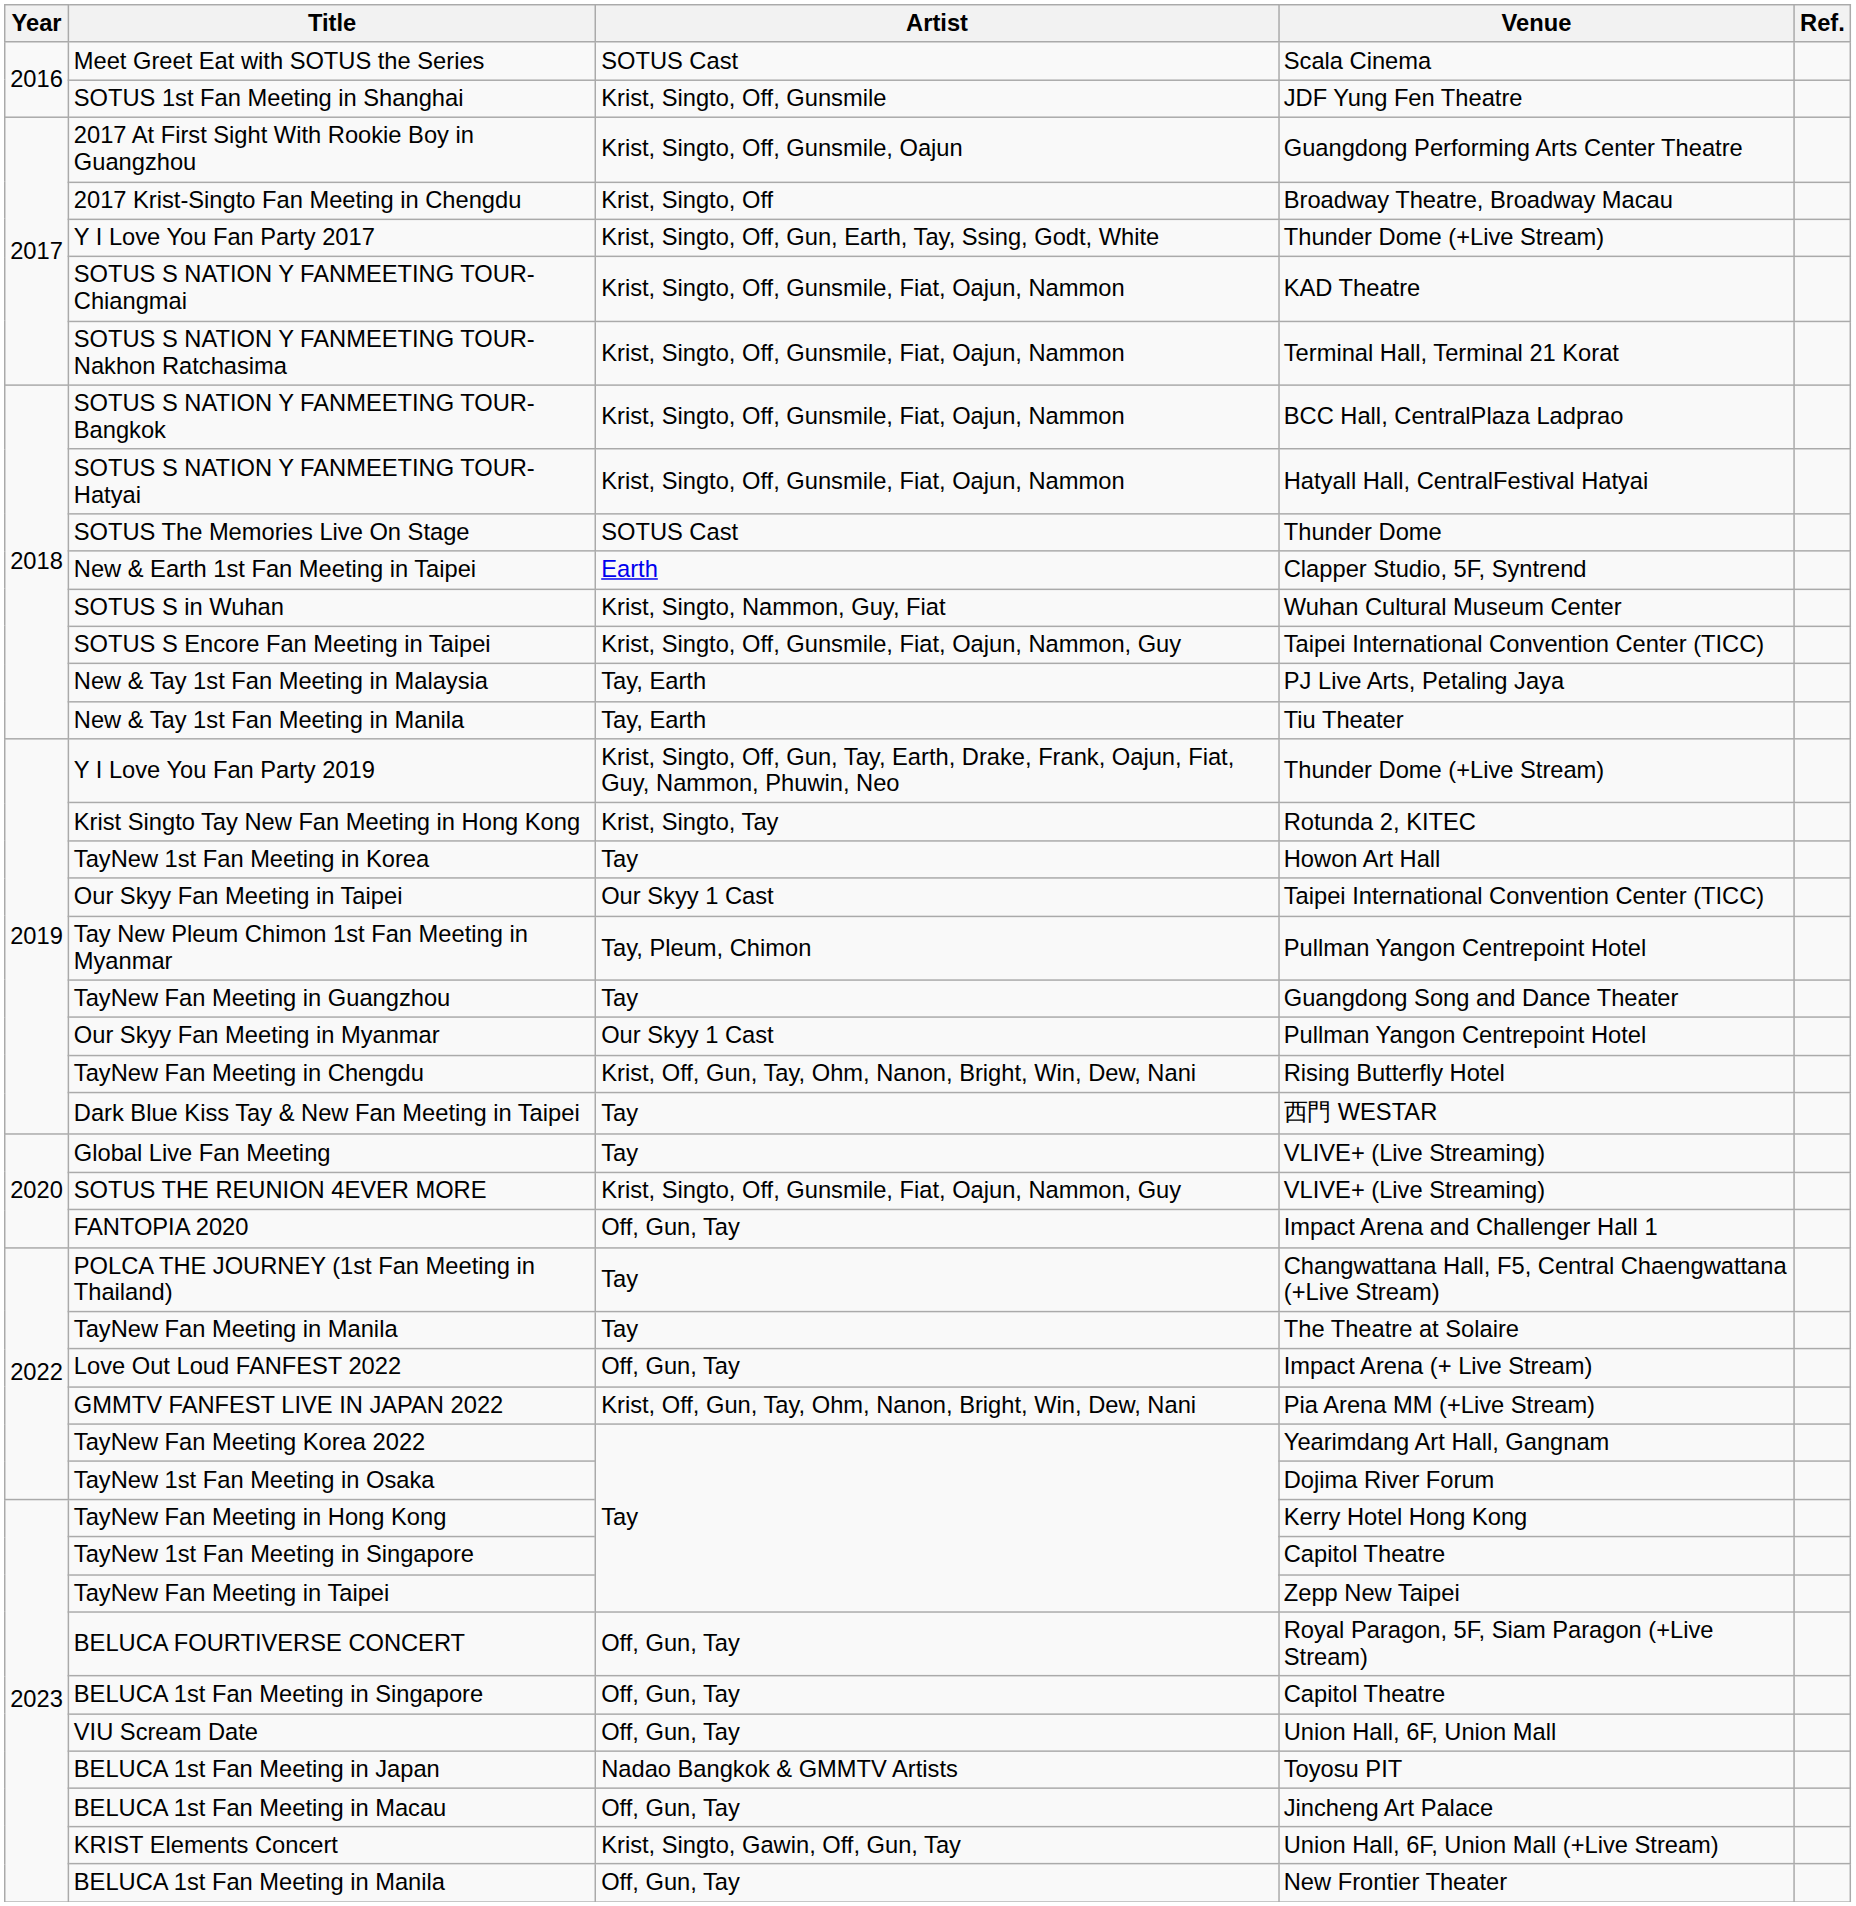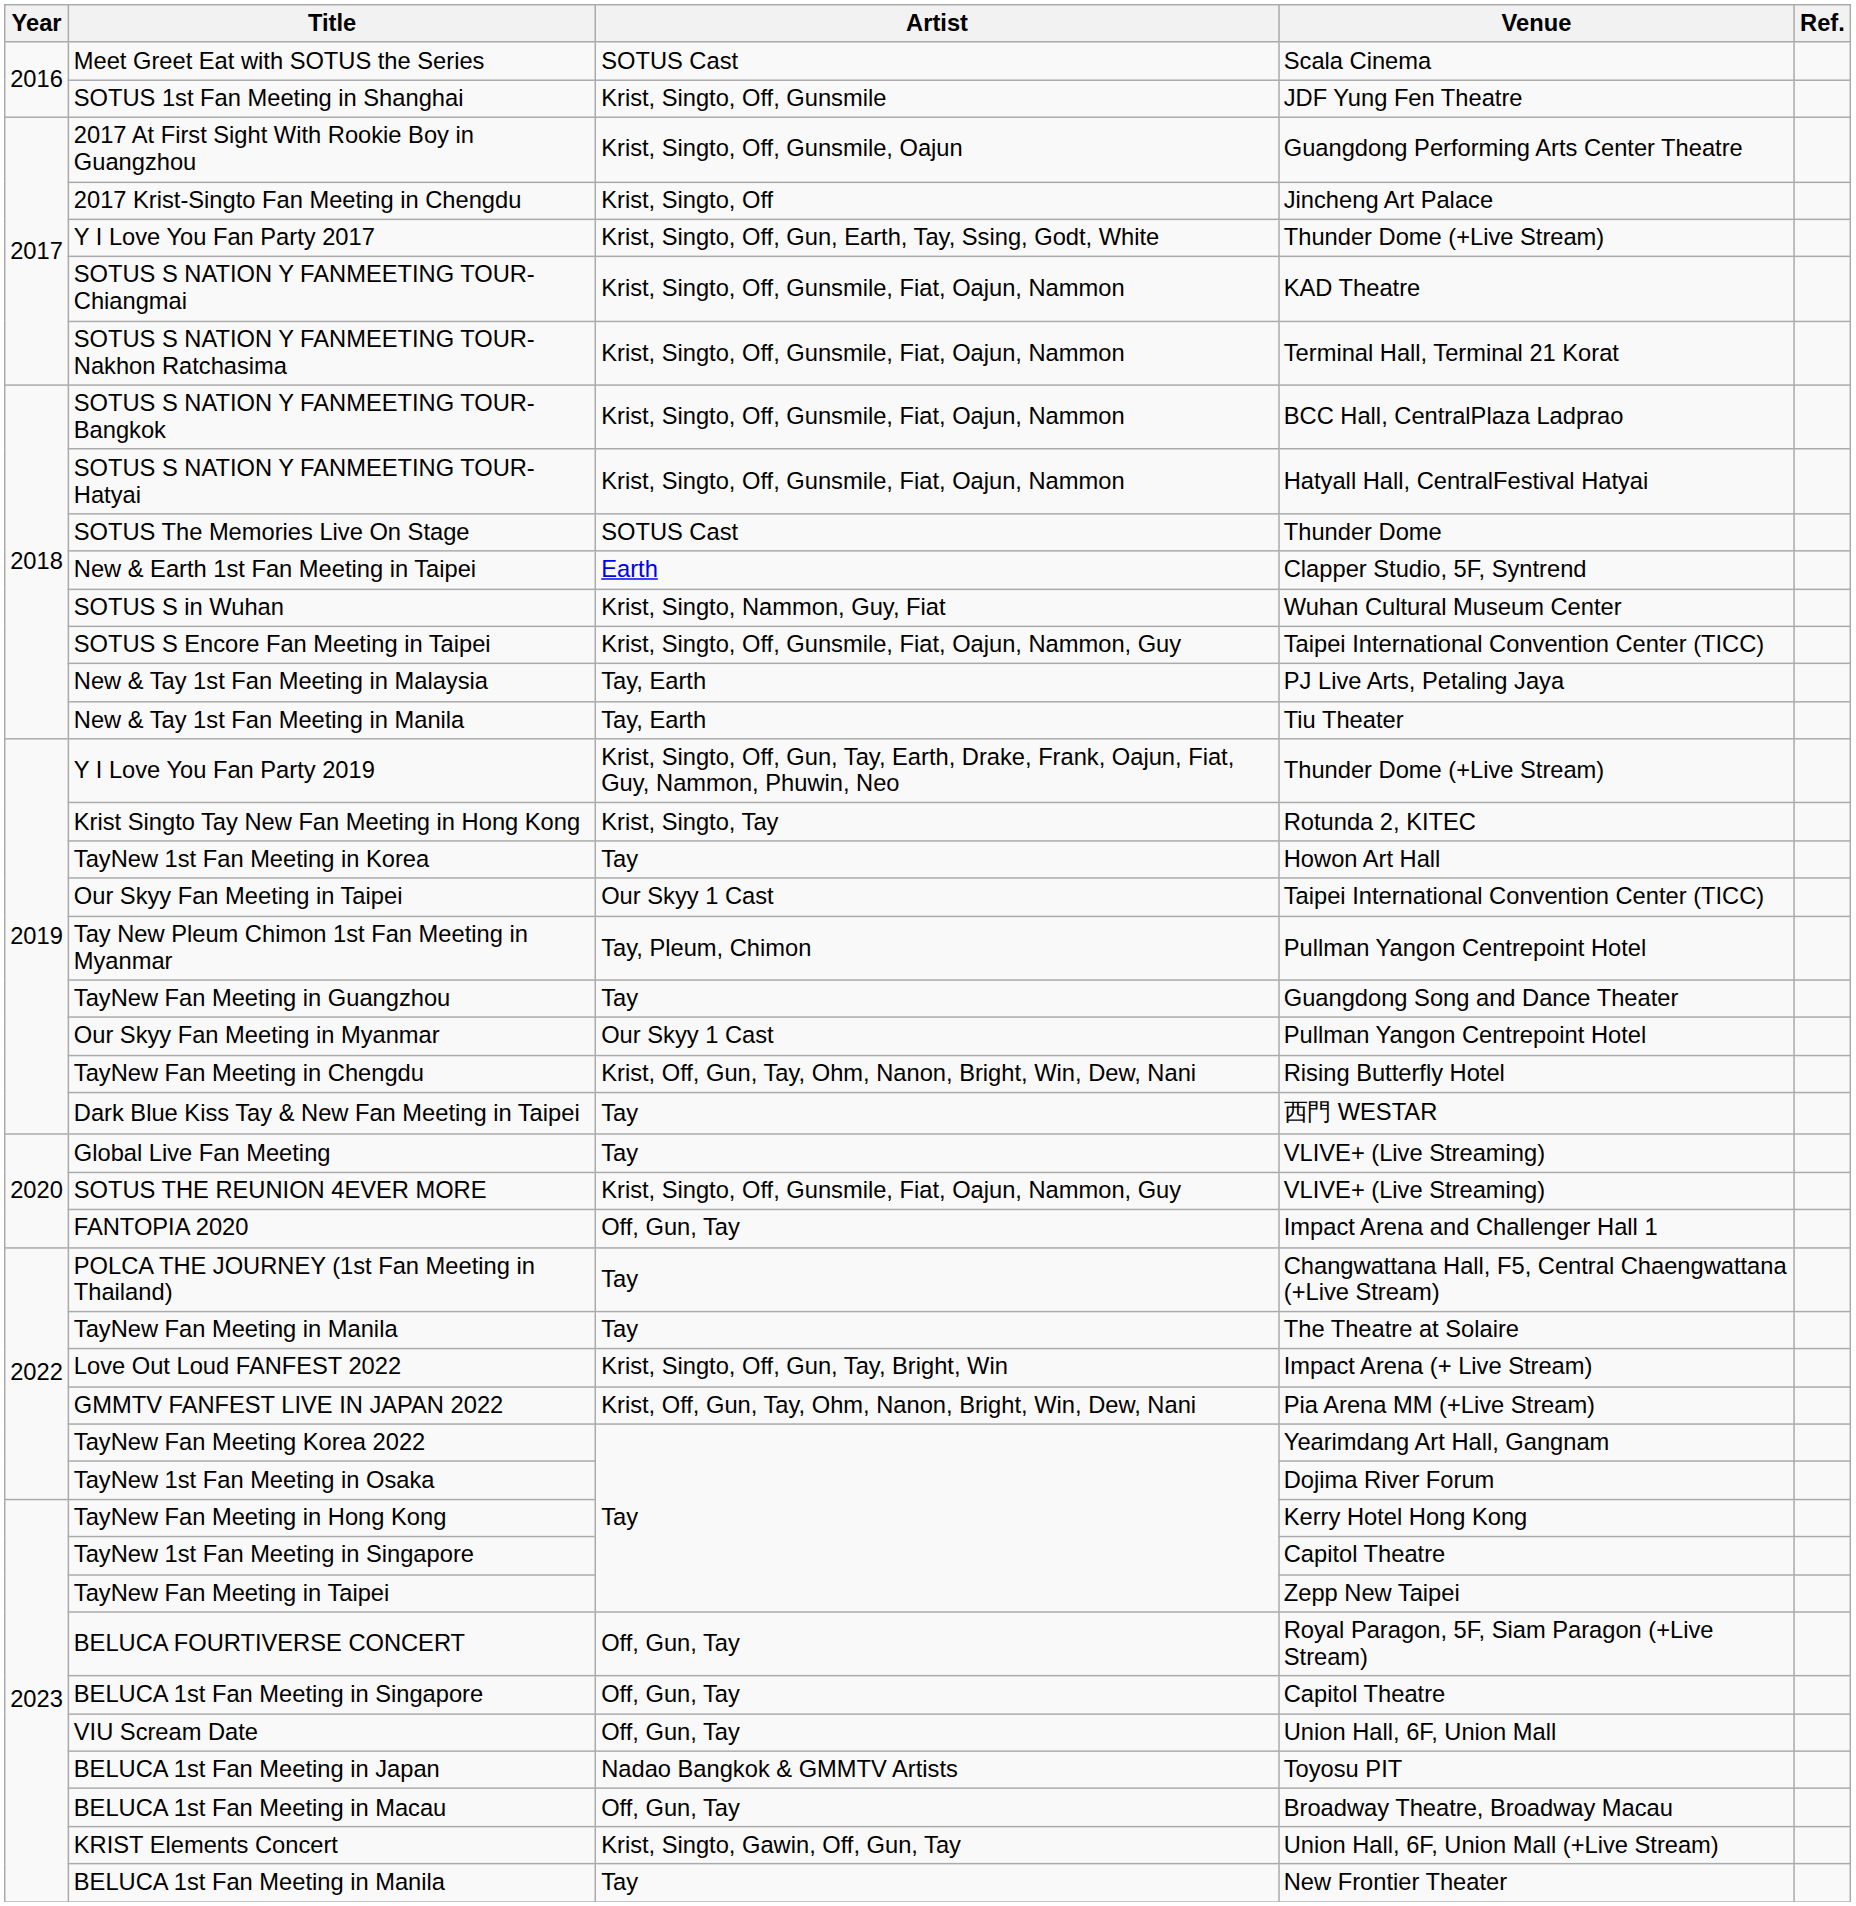(1478, 200) Broadway Theatre, Broadway Macau -> (1388, 200) Jincheng Art Palace
(671, 1367) Off, Gun, Tay -> (805, 1367) Krist, Singto, Off, Gun, Tay, Bright, Win
(1388, 1807) Jincheng Art Palace -> (1478, 1807) Broadway Theatre, Broadway Macau
(671, 1882) Off, Gun, Tay -> (620, 1882) Tay
